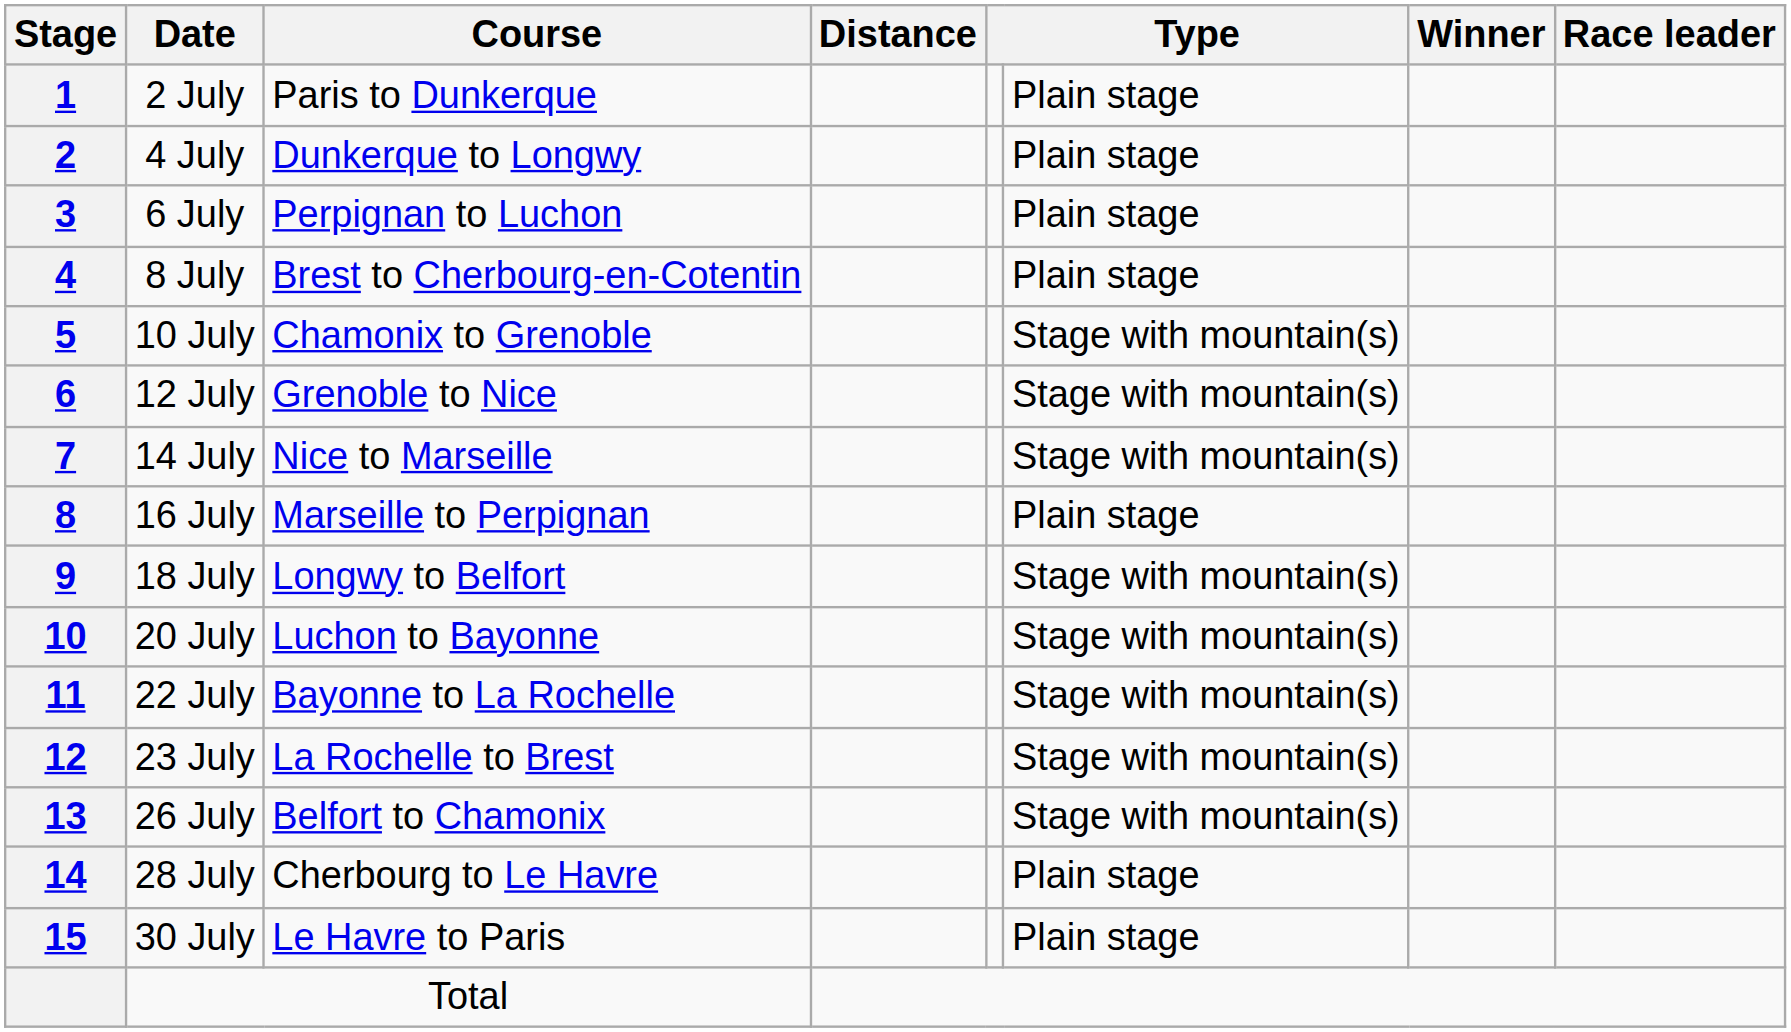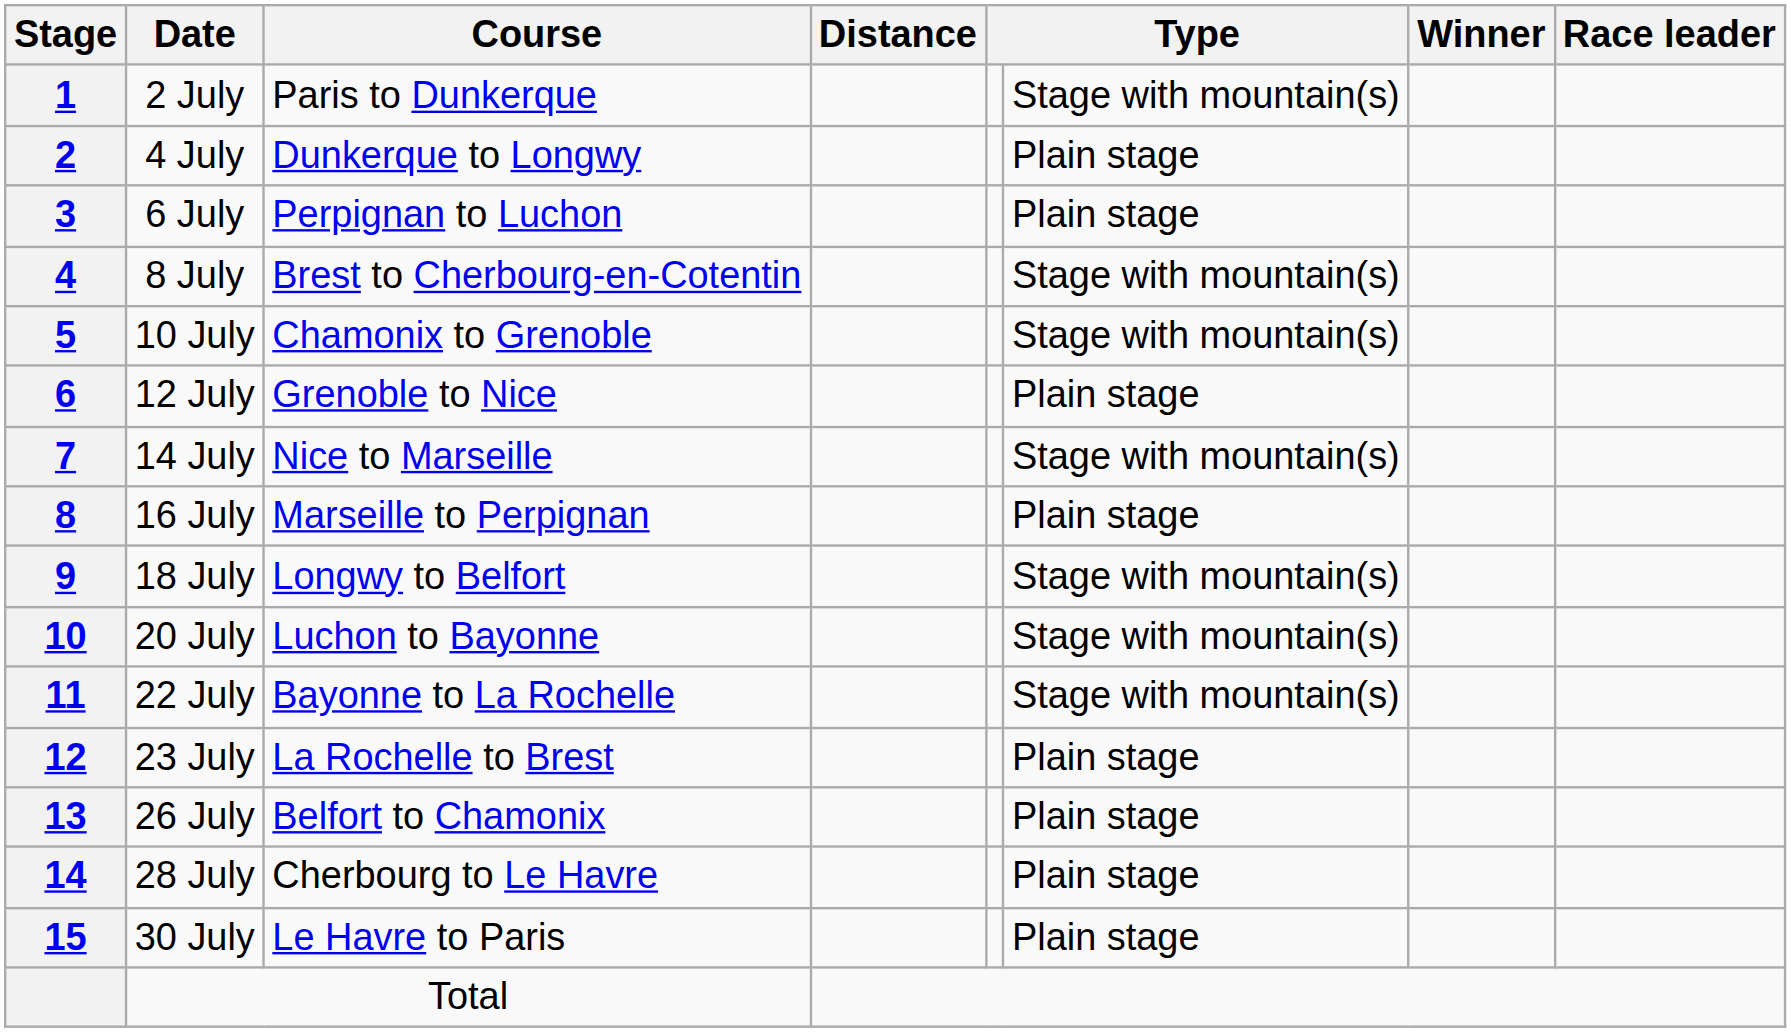(1106, 94) Plain stage -> (1206, 94) Stage with mountain(s)
(1106, 275) Plain stage -> (1206, 275) Stage with mountain(s)
(1206, 395) Stage with mountain(s) -> (1106, 395) Plain stage
(1206, 756) Stage with mountain(s) -> (1106, 756) Plain stage
(1206, 816) Stage with mountain(s) -> (1106, 816) Plain stage
